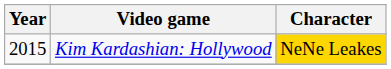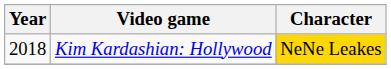(28, 49) 2015 -> (28, 49) 2018
